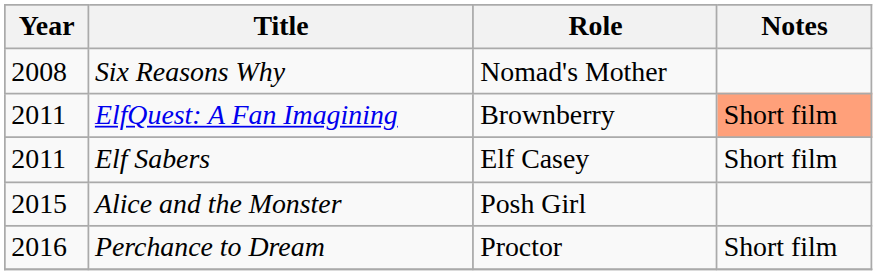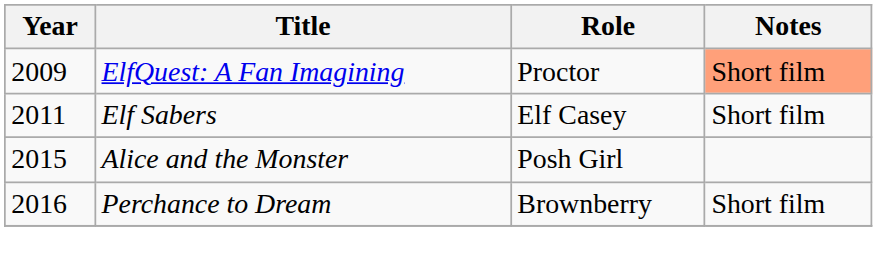- row: (190, 70)
(39, 114) 2011 -> (39, 70) 2009
(547, 114) Brownberry -> (558, 70) Proctor
(521, 247) Proctor -> (585, 203) Brownberry
